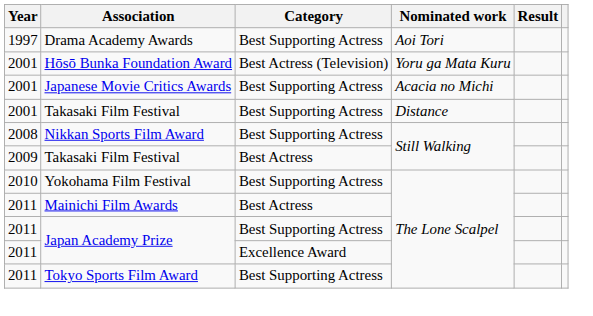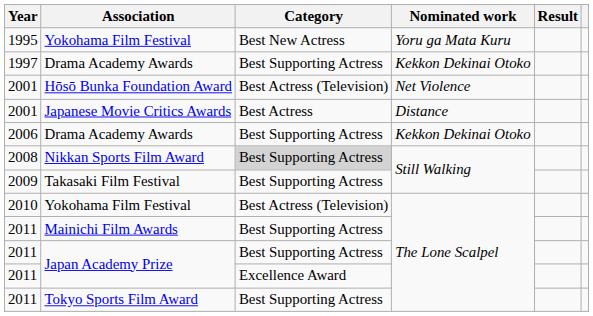+ row: (23, 39)
(419, 39) Aoi Tori -> (463, 63) Kekkon Dekinai Otoko
(453, 63) Yoru ga Mata Kuru -> (433, 87) Net Violence
(311, 87) Best Supporting Actress -> (276, 110) Best Actress
(444, 87) Acacia no Michi -> (422, 110) Distance
- row: (23, 110)
+ row: (23, 134)
(311, 134) no background -> (311, 157) lightgrey background
(276, 157) Best Actress -> (311, 181) Best Supporting Actress
(311, 181) Best Supporting Actress -> (314, 205) Best Actress (Television)
(276, 205) Best Actress -> (311, 228) Best Supporting Actress
